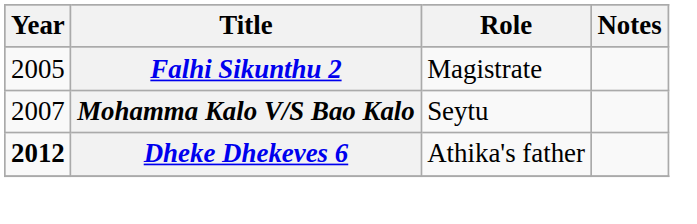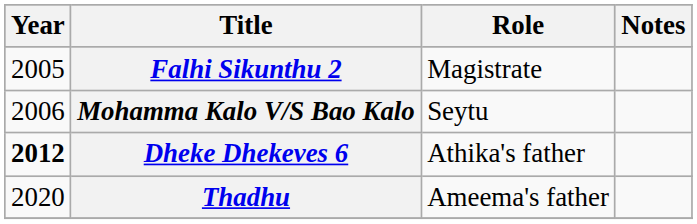(38, 111) 2007 -> (38, 111) 2006
+ row: (246, 196)
